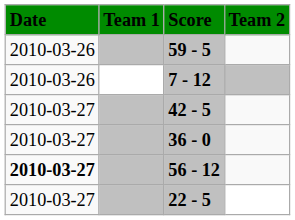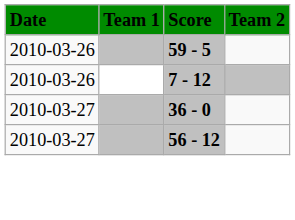- row: (190, 109)
(52, 169) bold -> (52, 139) normal
- row: (190, 199)
